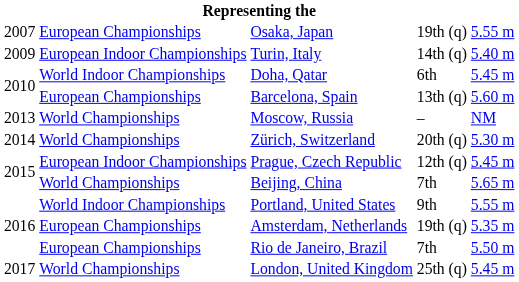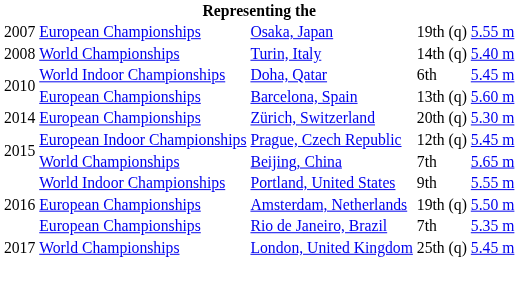(20, 53) 2009 -> (20, 53) 2008
(143, 53) European Indoor Championships -> (109, 53) World Championships
- row: (302, 118)
(109, 140) World Championships -> (120, 118) European Championships
(493, 226) 5.35 m -> (493, 204) 5.50 m
(493, 247) 5.50 m -> (493, 226) 5.35 m
